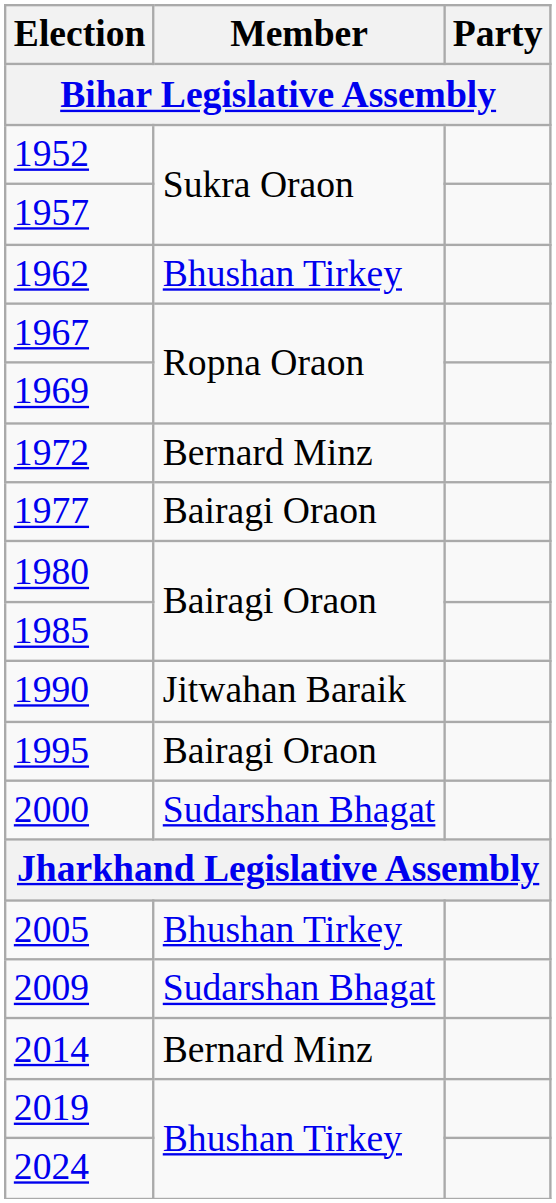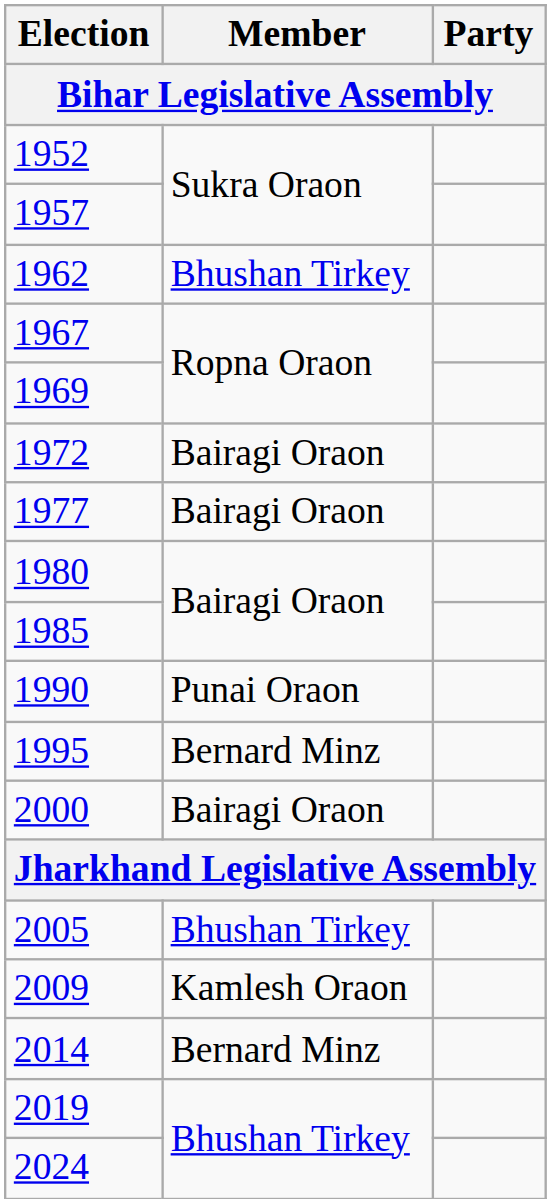(268, 451) Bernard Minz -> (278, 451) Bairagi Oraon
(284, 690) Jitwahan Baraik -> (265, 690) Punai Oraon
(270, 749) Bairagi Oraon -> (276, 749) Bernard Minz
(299, 809) Sudarshan Bhagat -> (278, 809) Bairagi Oraon
(299, 988) Sudarshan Bhagat -> (289, 988) Kamlesh Oraon
